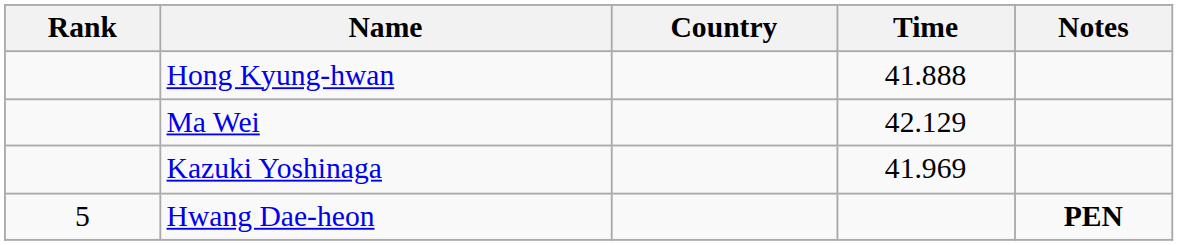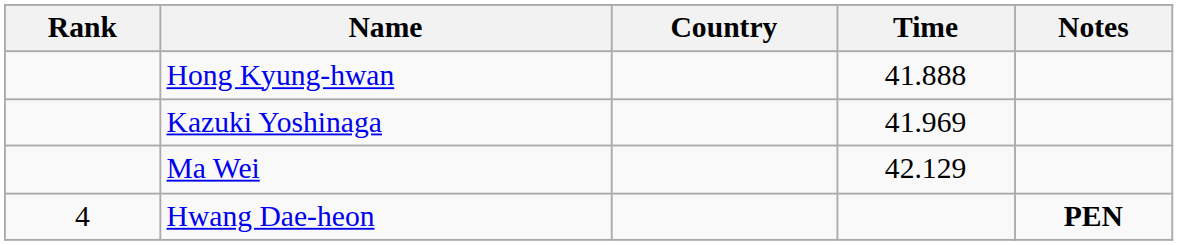rows swapped: (274, 168) <-> (213, 121)
(82, 215) 5 -> (82, 215) 4
